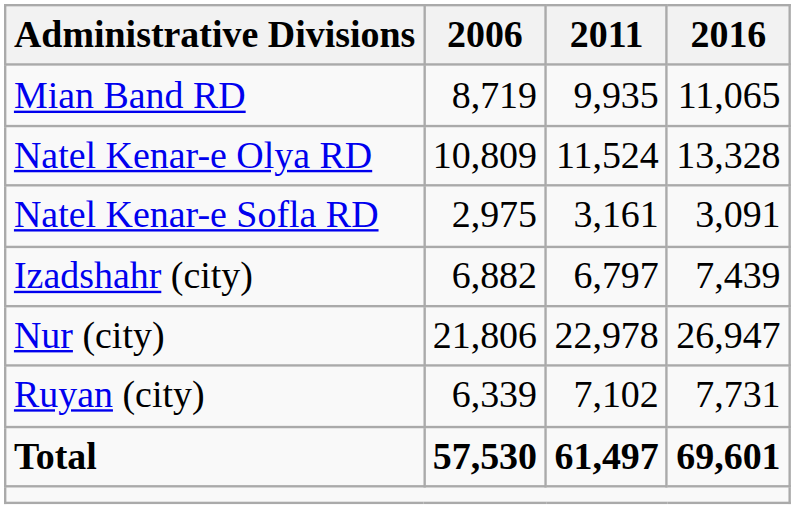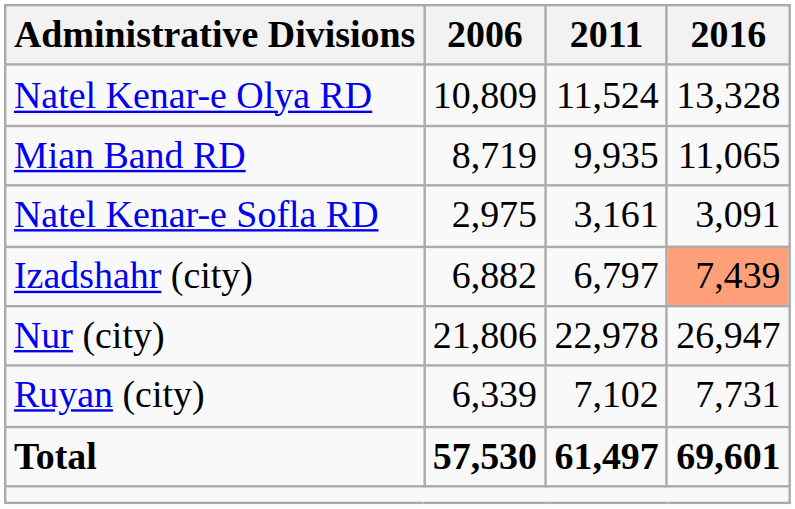rows swapped: (130, 94) <-> (193, 154)
(738, 275) no background -> (738, 275) lightsalmon background
